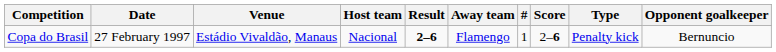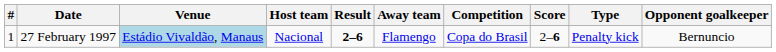columns swapped: (524, 15) <-> (48, 15)
(267, 36) no background -> (193, 36) lightblue background
